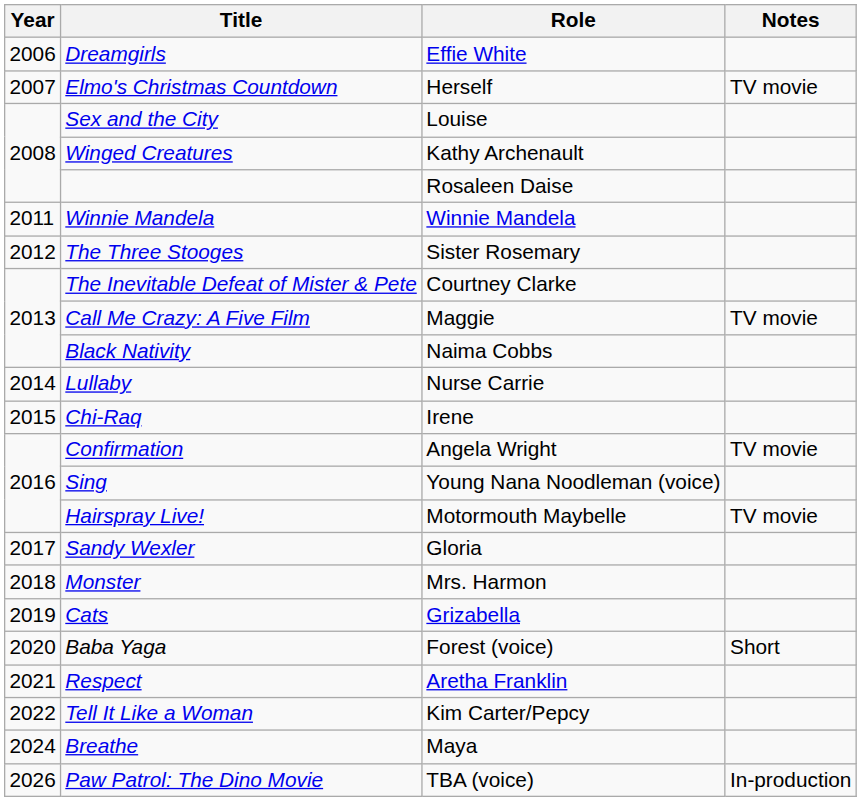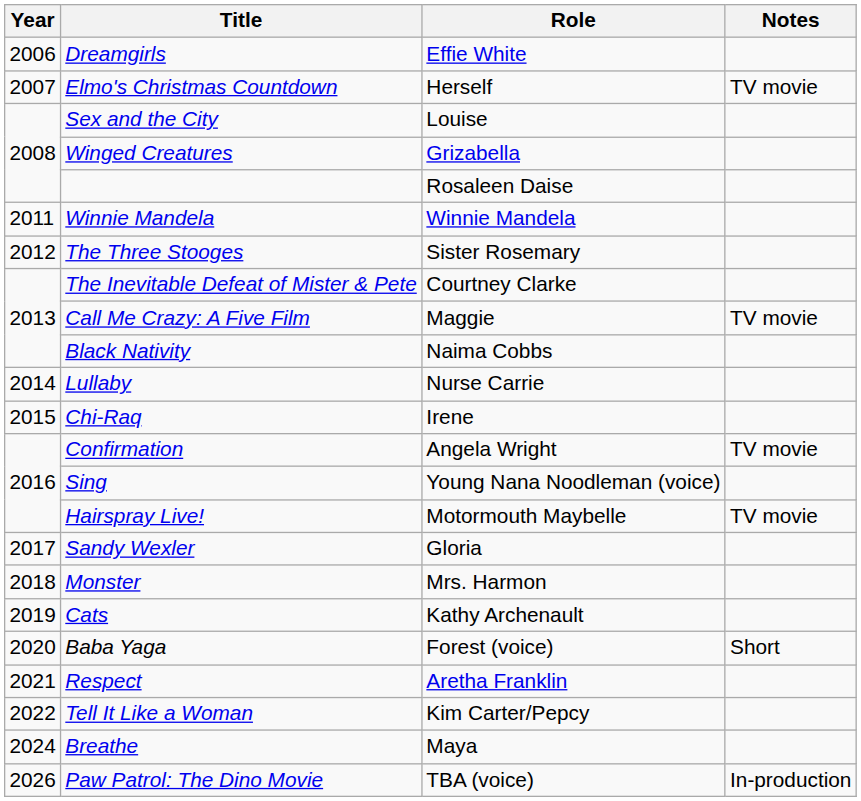(505, 152) Kathy Archenault -> (473, 152) Grizabella
(473, 614) Grizabella -> (505, 614) Kathy Archenault
